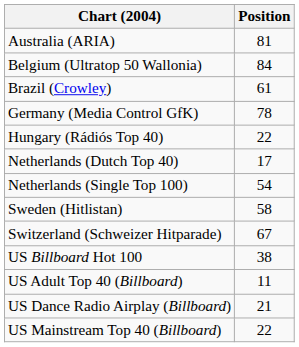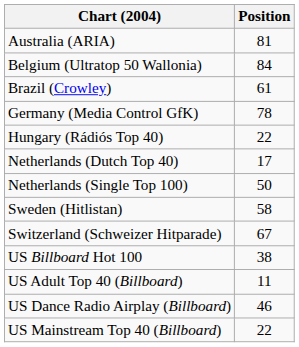(264, 185) 54 -> (264, 185) 50
(264, 305) 21 -> (264, 305) 46
